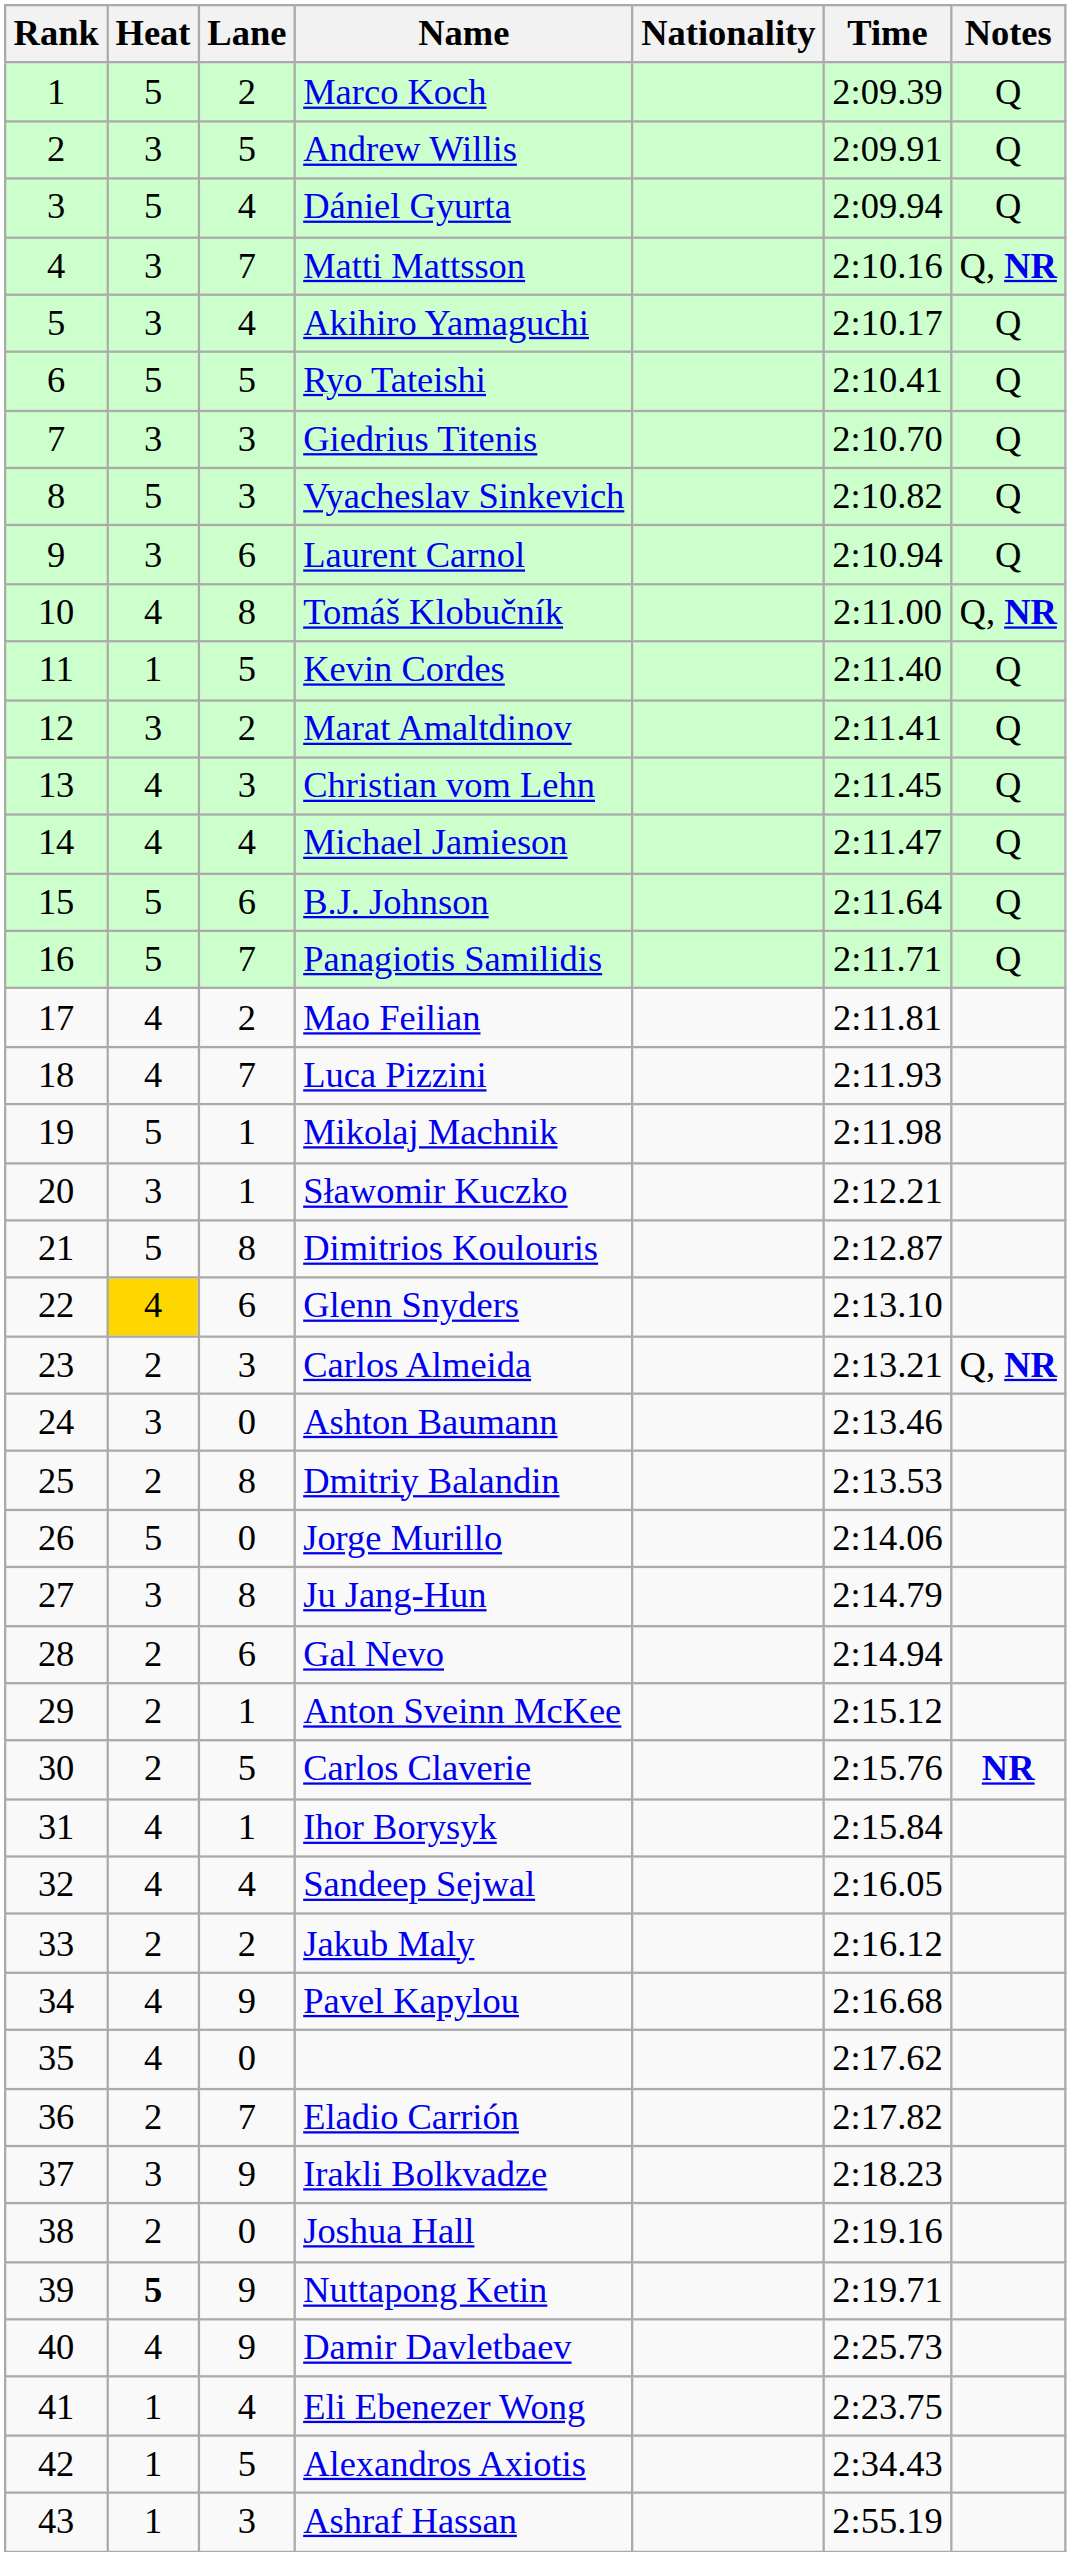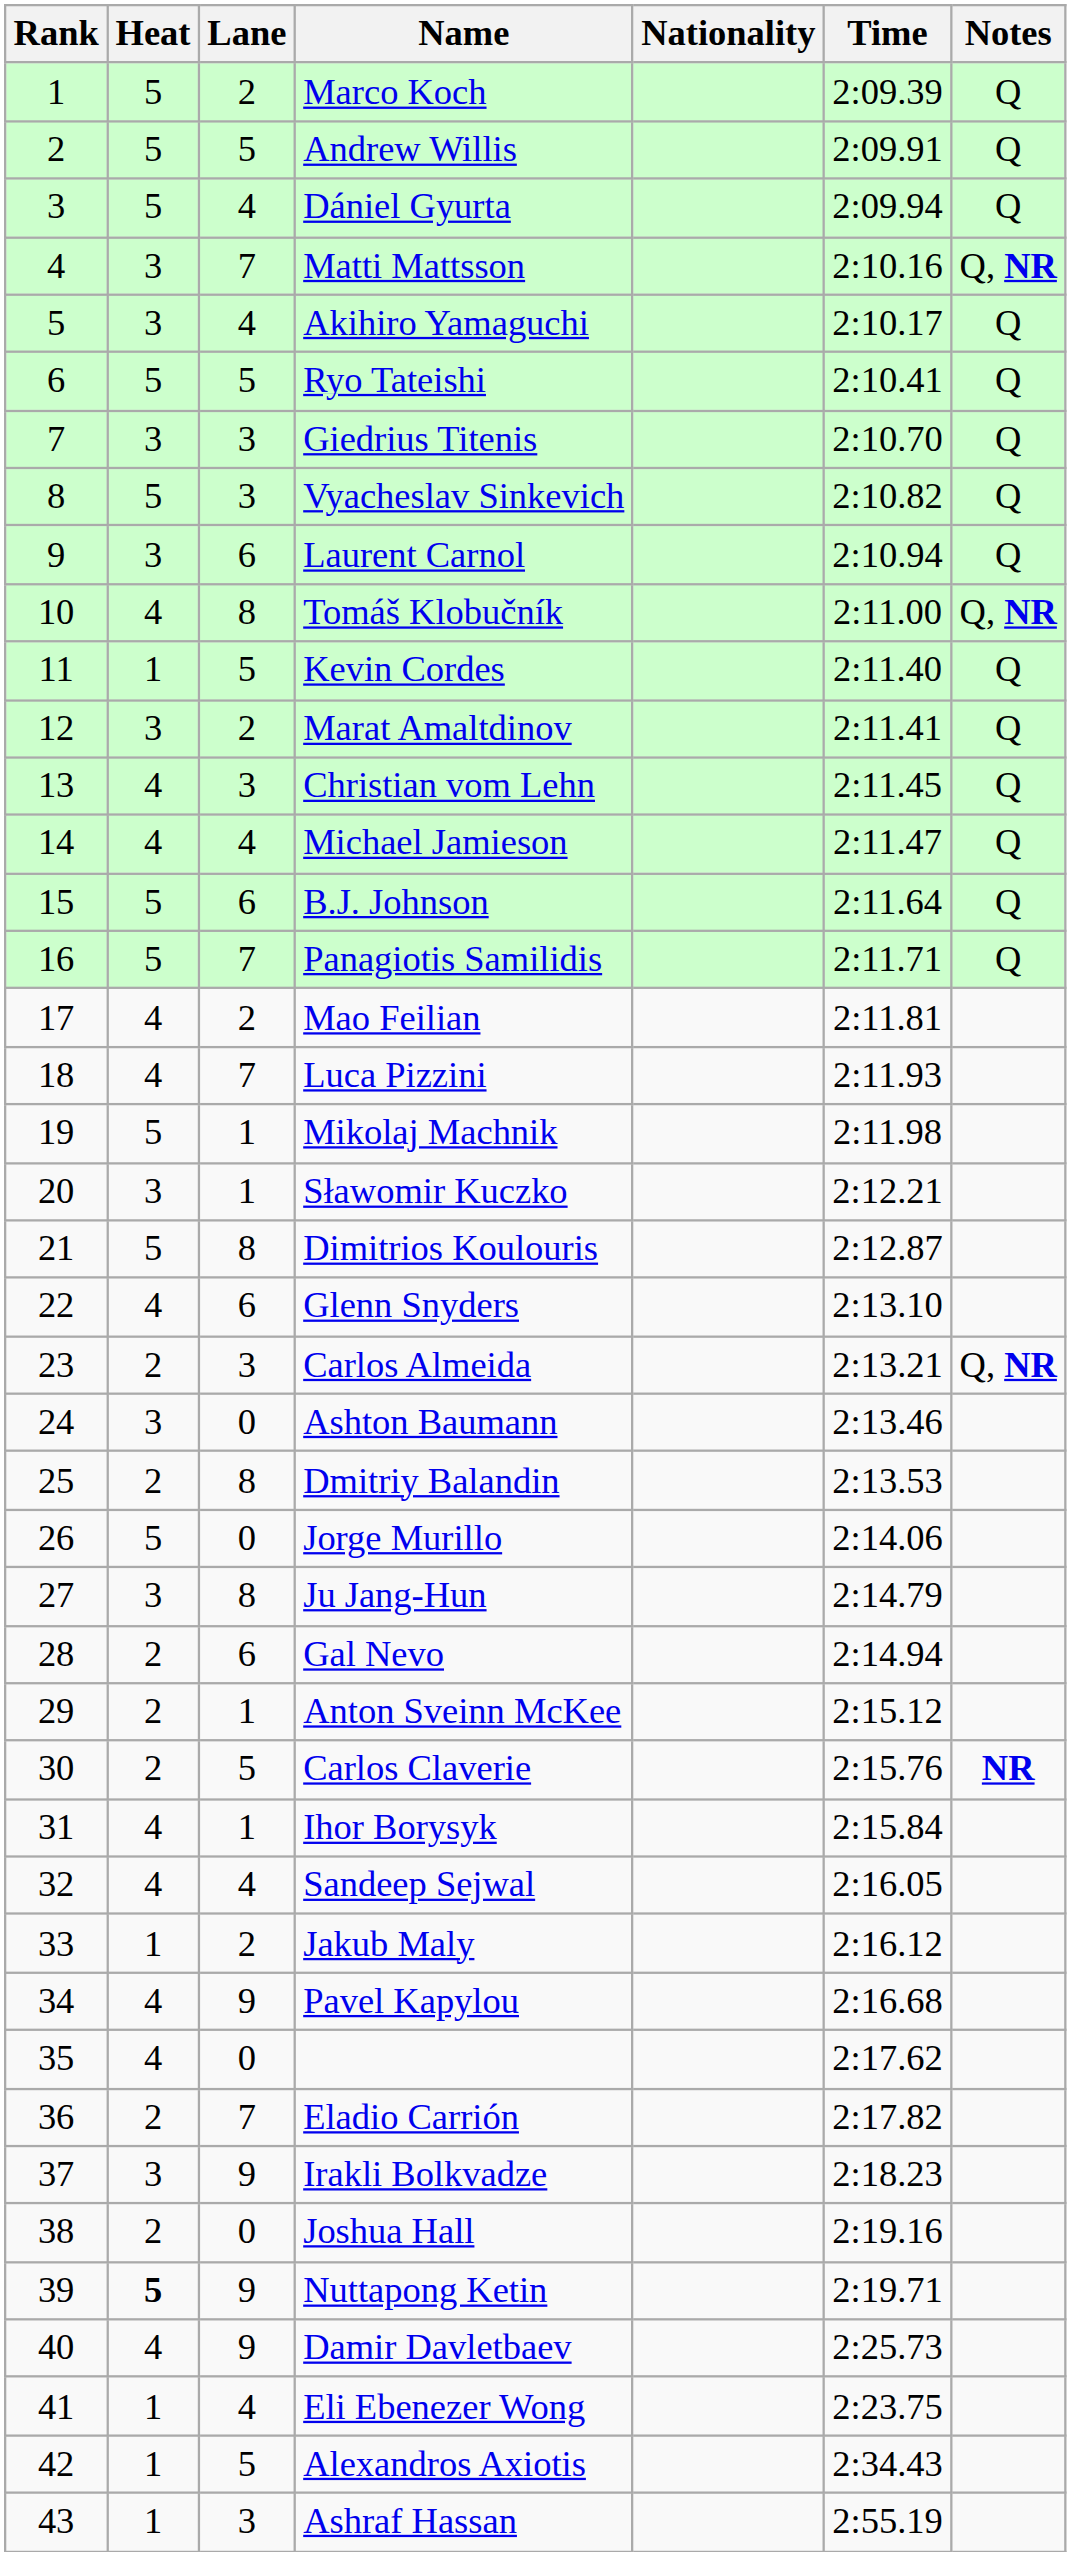(153, 149) 3 -> (153, 149) 5
(153, 1306) gold background -> (153, 1306) no background
(153, 1942) 2 -> (153, 1942) 1
